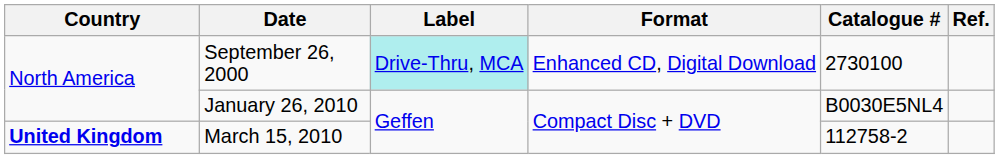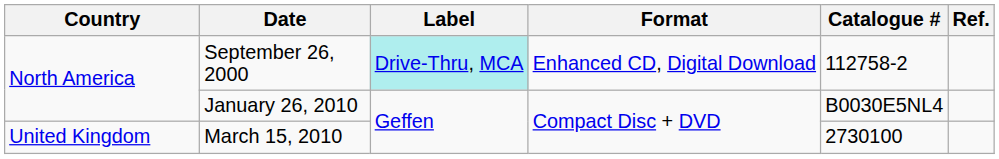(864, 62) 2730100 -> (866, 62) 112758-2
(86, 136) bold -> (80, 136) normal
(866, 136) 112758-2 -> (864, 136) 2730100
